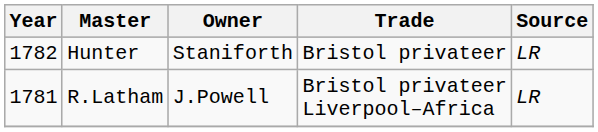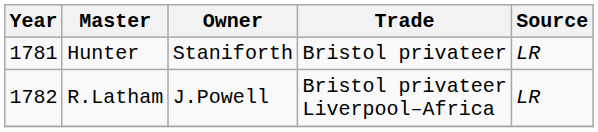(34, 54) 1782 -> (34, 54) 1781
(34, 98) 1781 -> (34, 98) 1782
